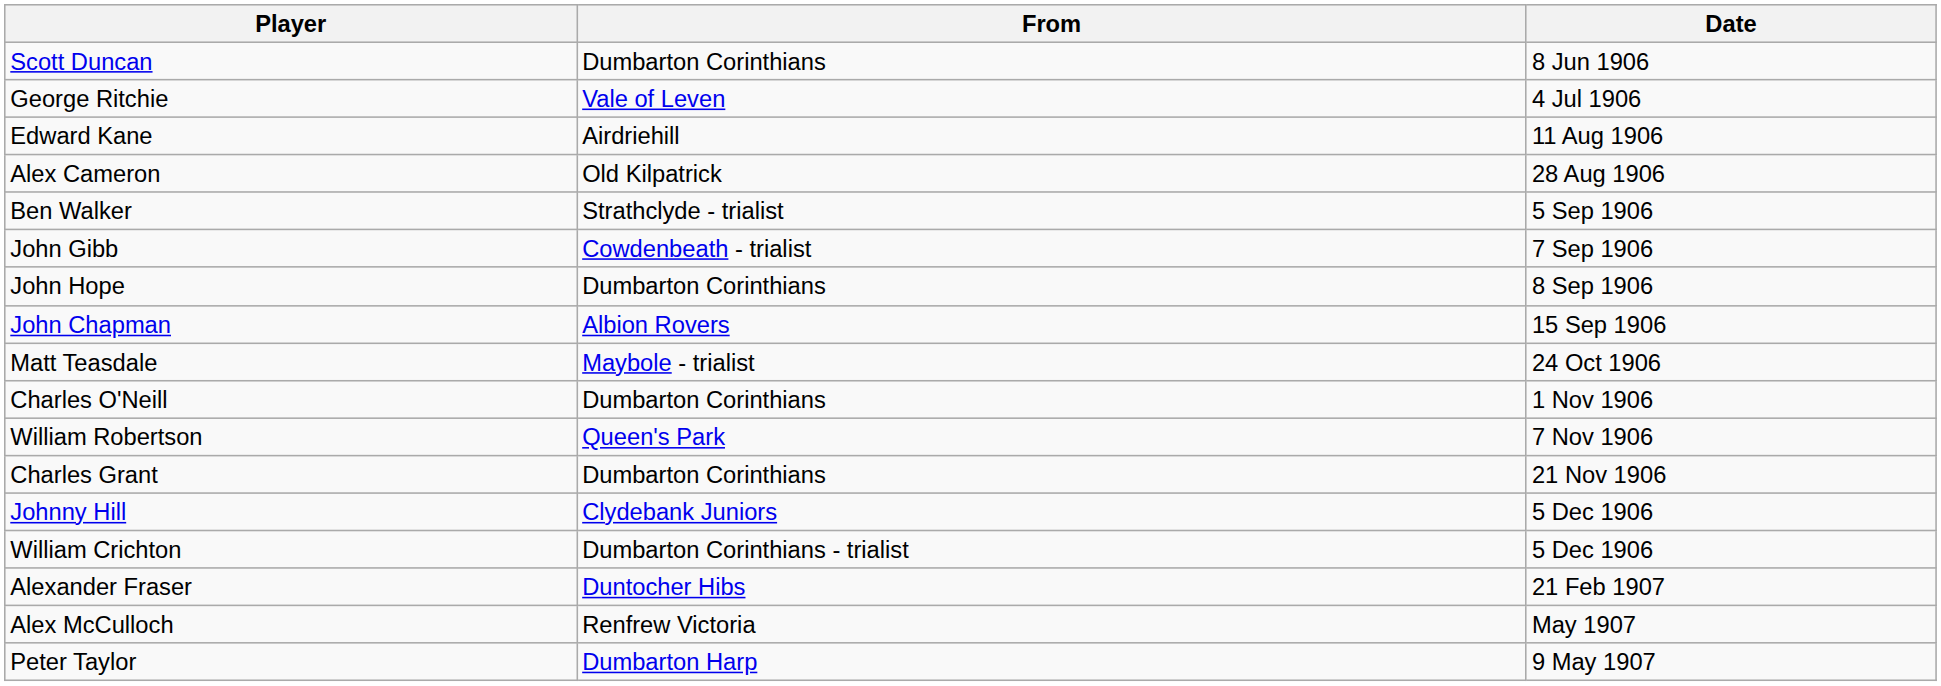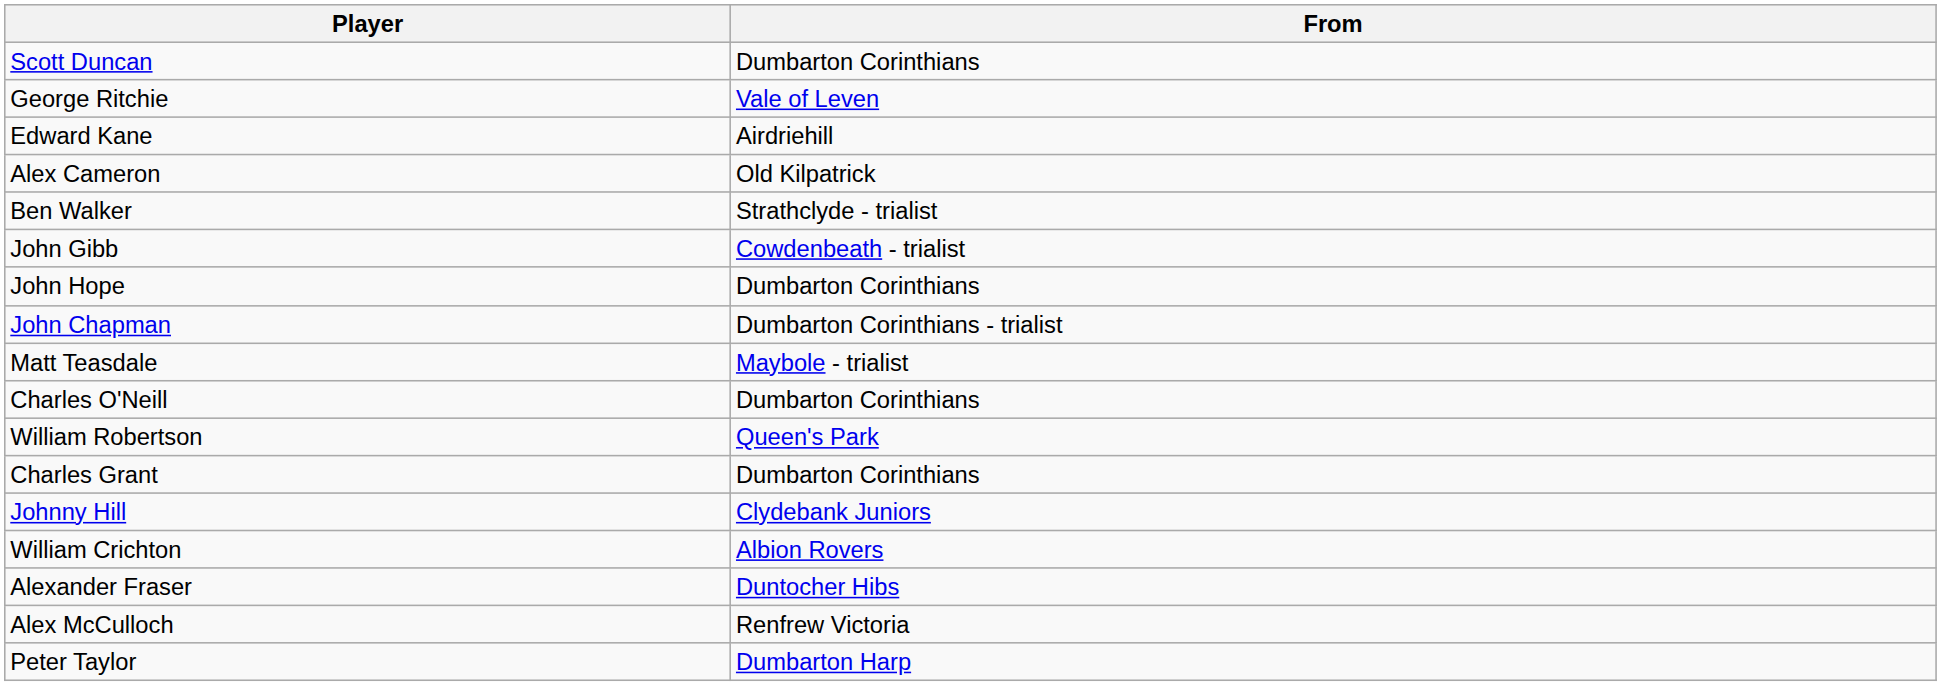- column: (1731, 24)
(656, 324) Albion Rovers -> (899, 324) Dumbarton Corinthians - trialist
(745, 549) Dumbarton Corinthians - trialist -> (810, 549) Albion Rovers
